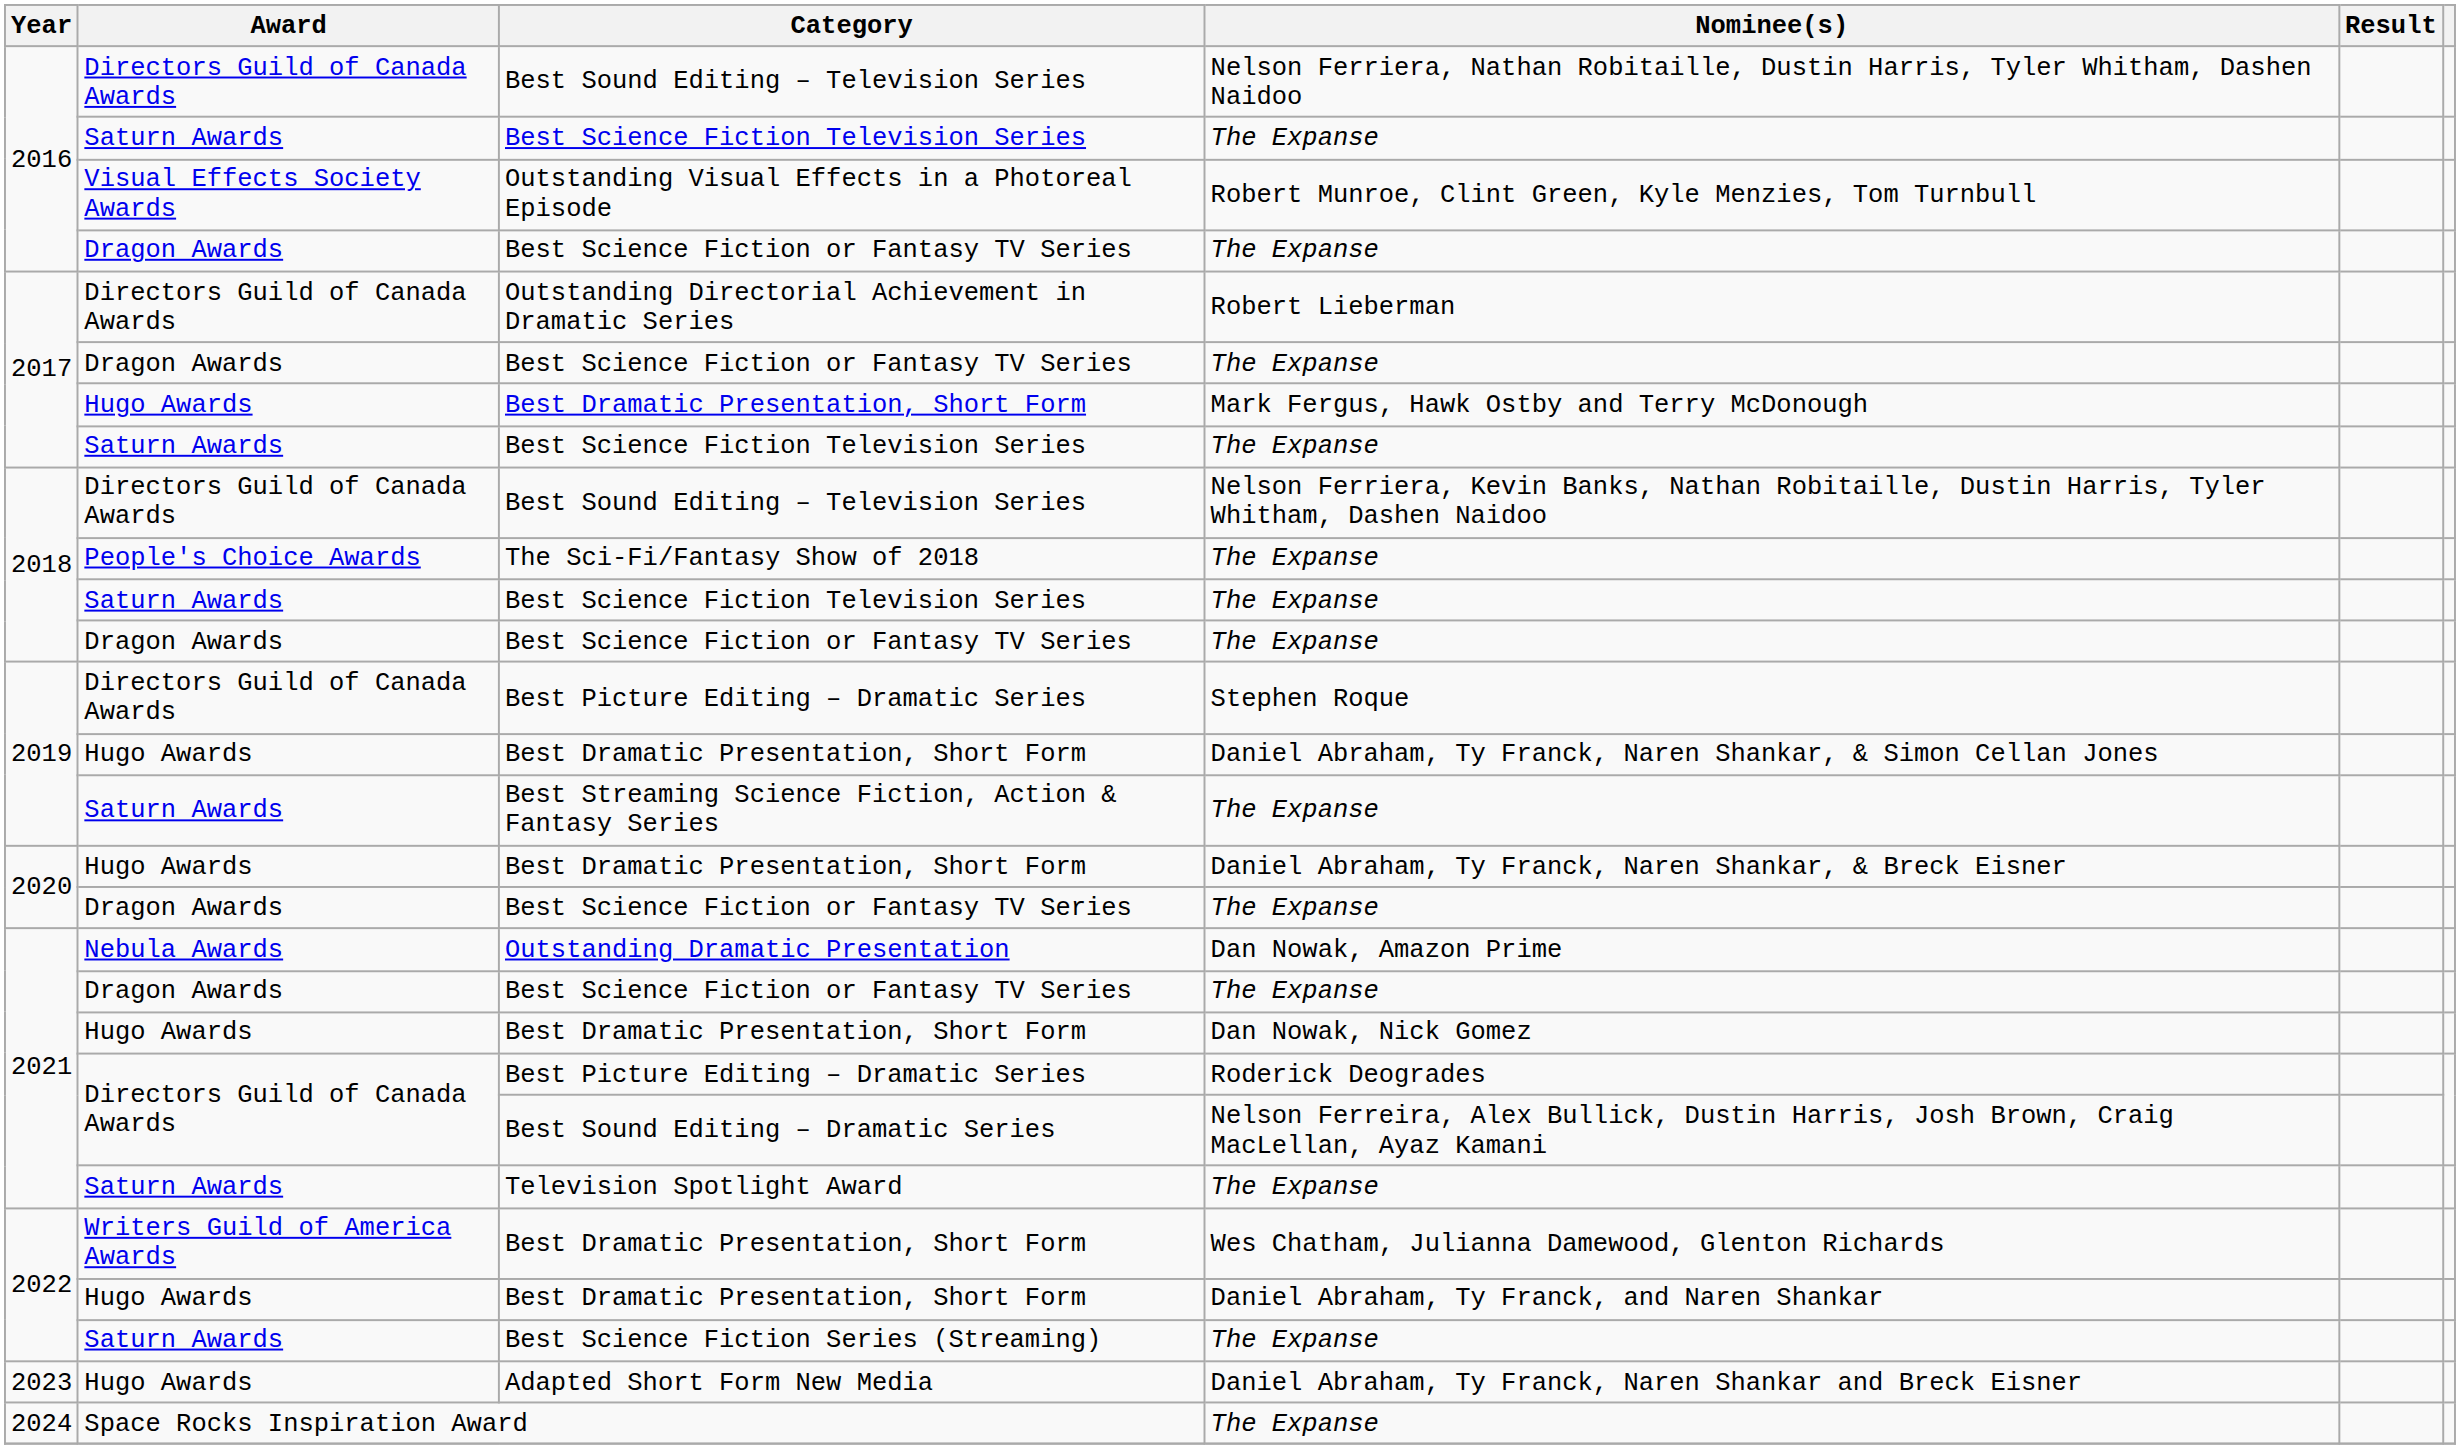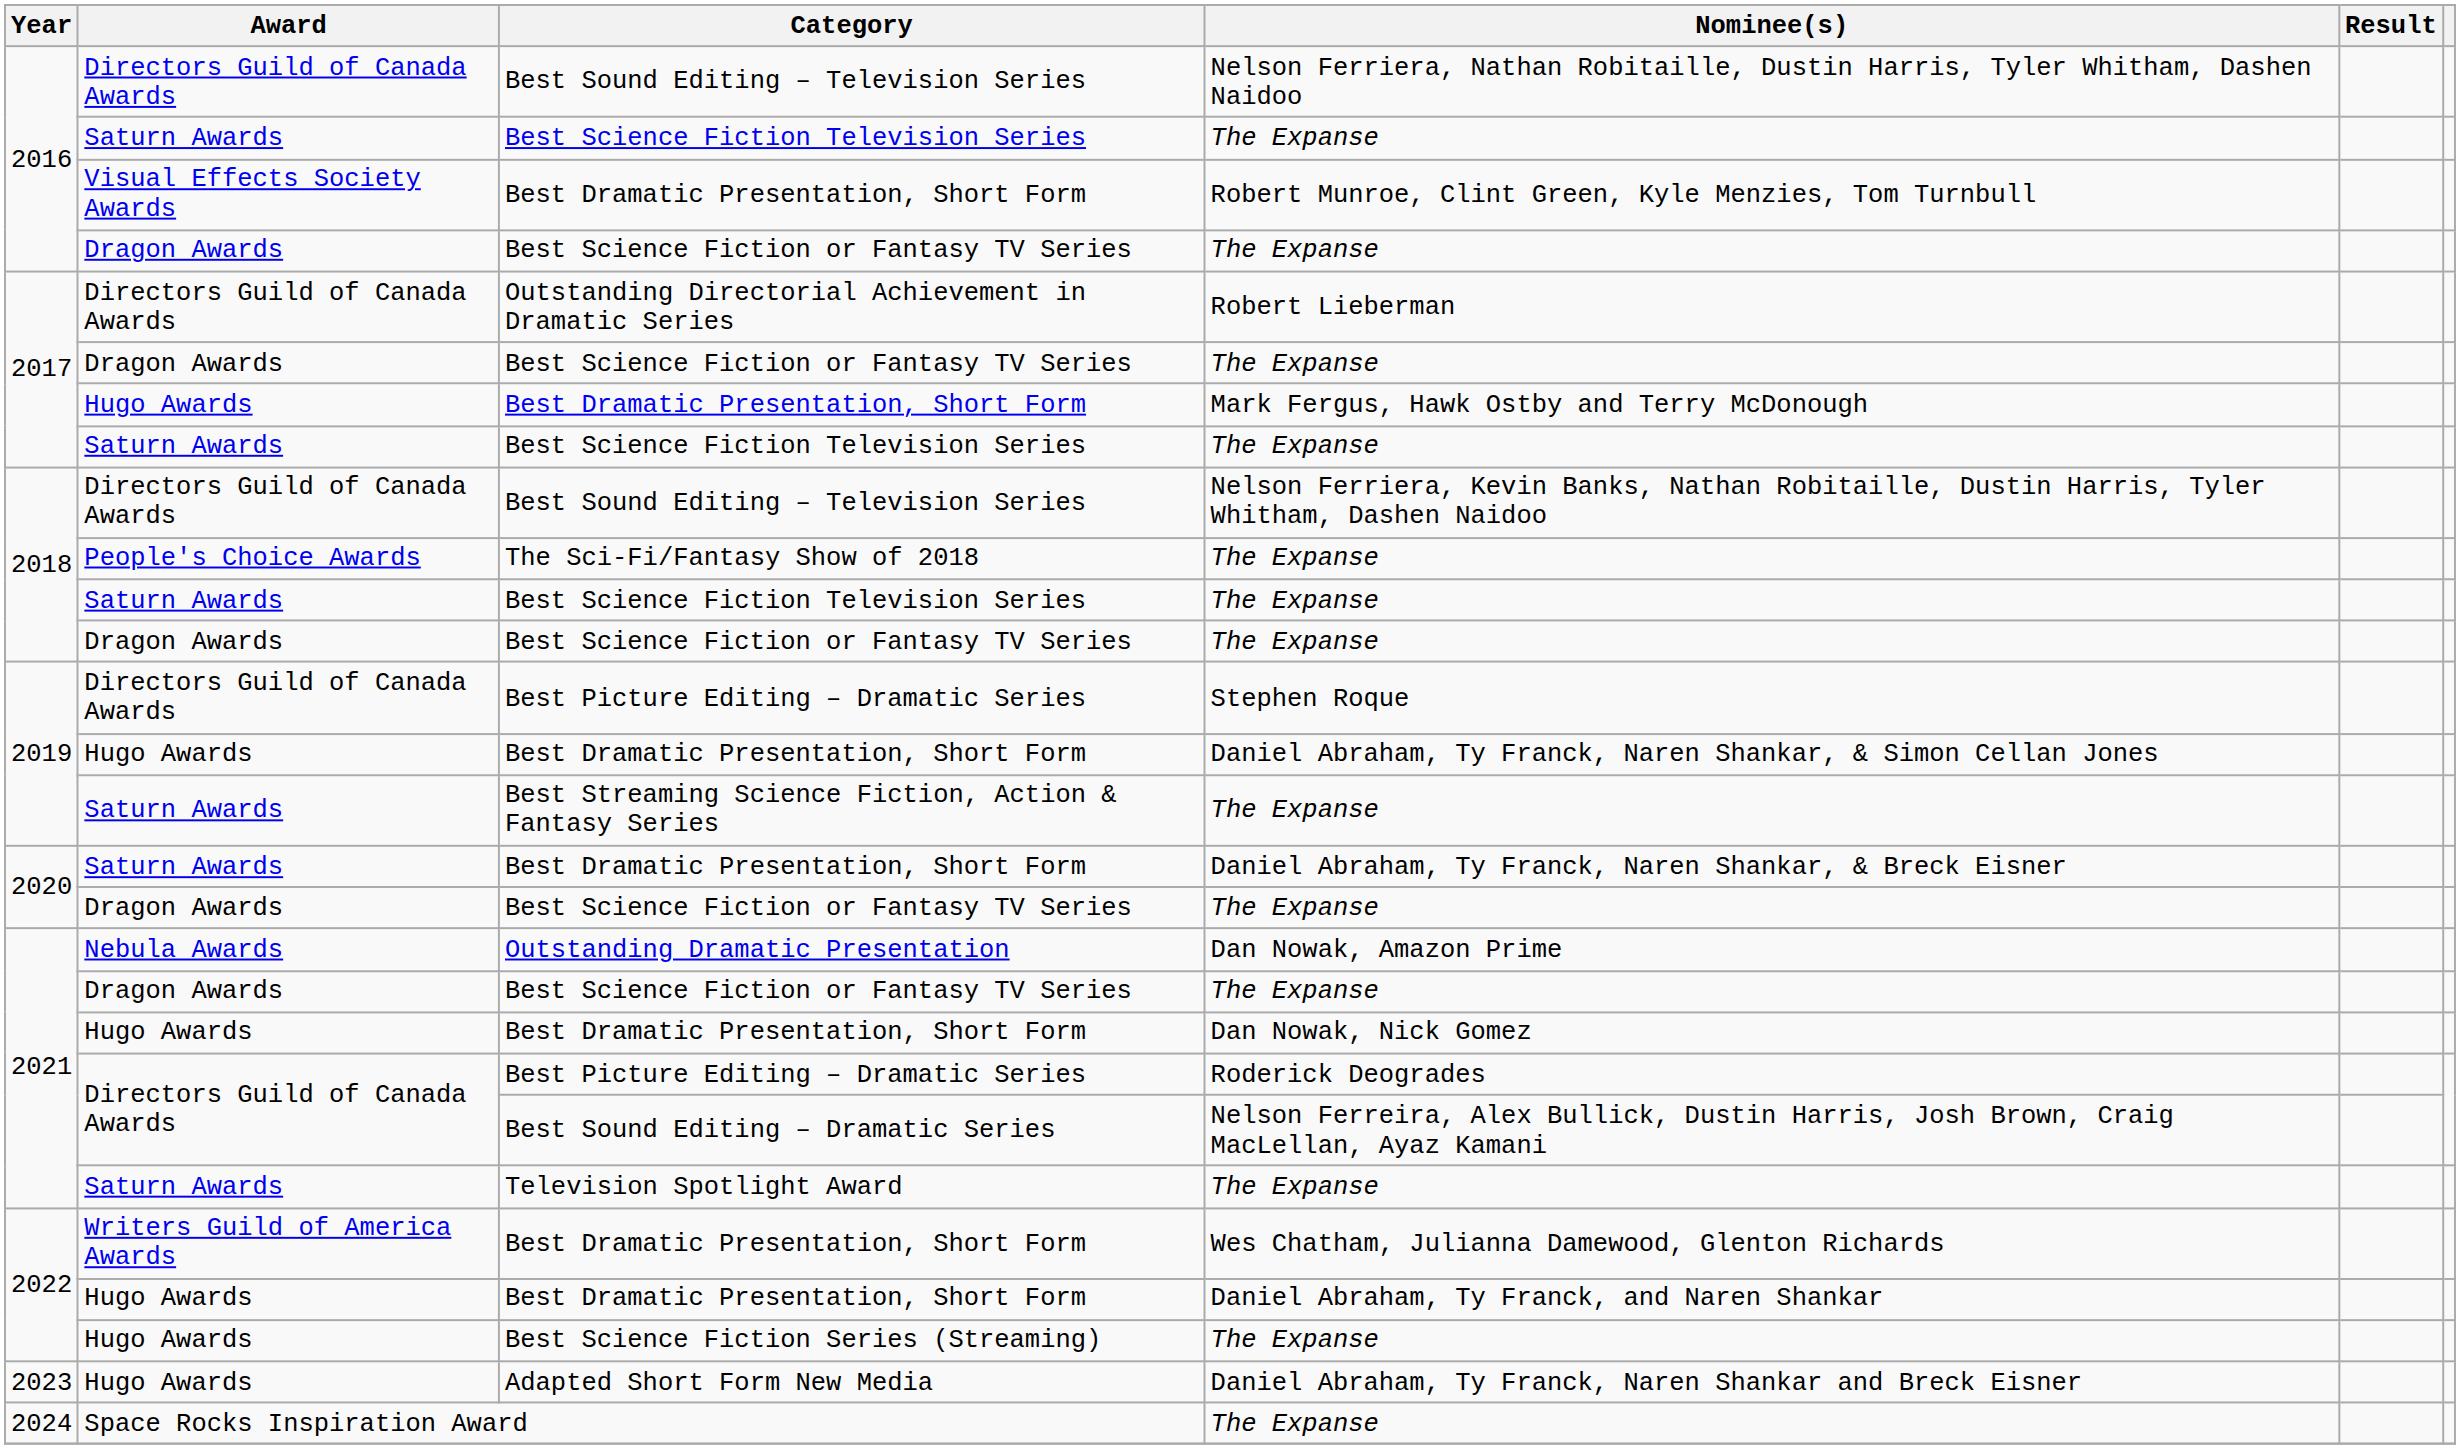(818, 194) Outstanding Visual Effects in a Photoreal Episode -> (796, 194) Best Dramatic Presentation, Short Form
(168, 867) Hugo Awards -> (184, 867) Saturn Awards
(184, 1341) Saturn Awards -> (168, 1341) Hugo Awards
